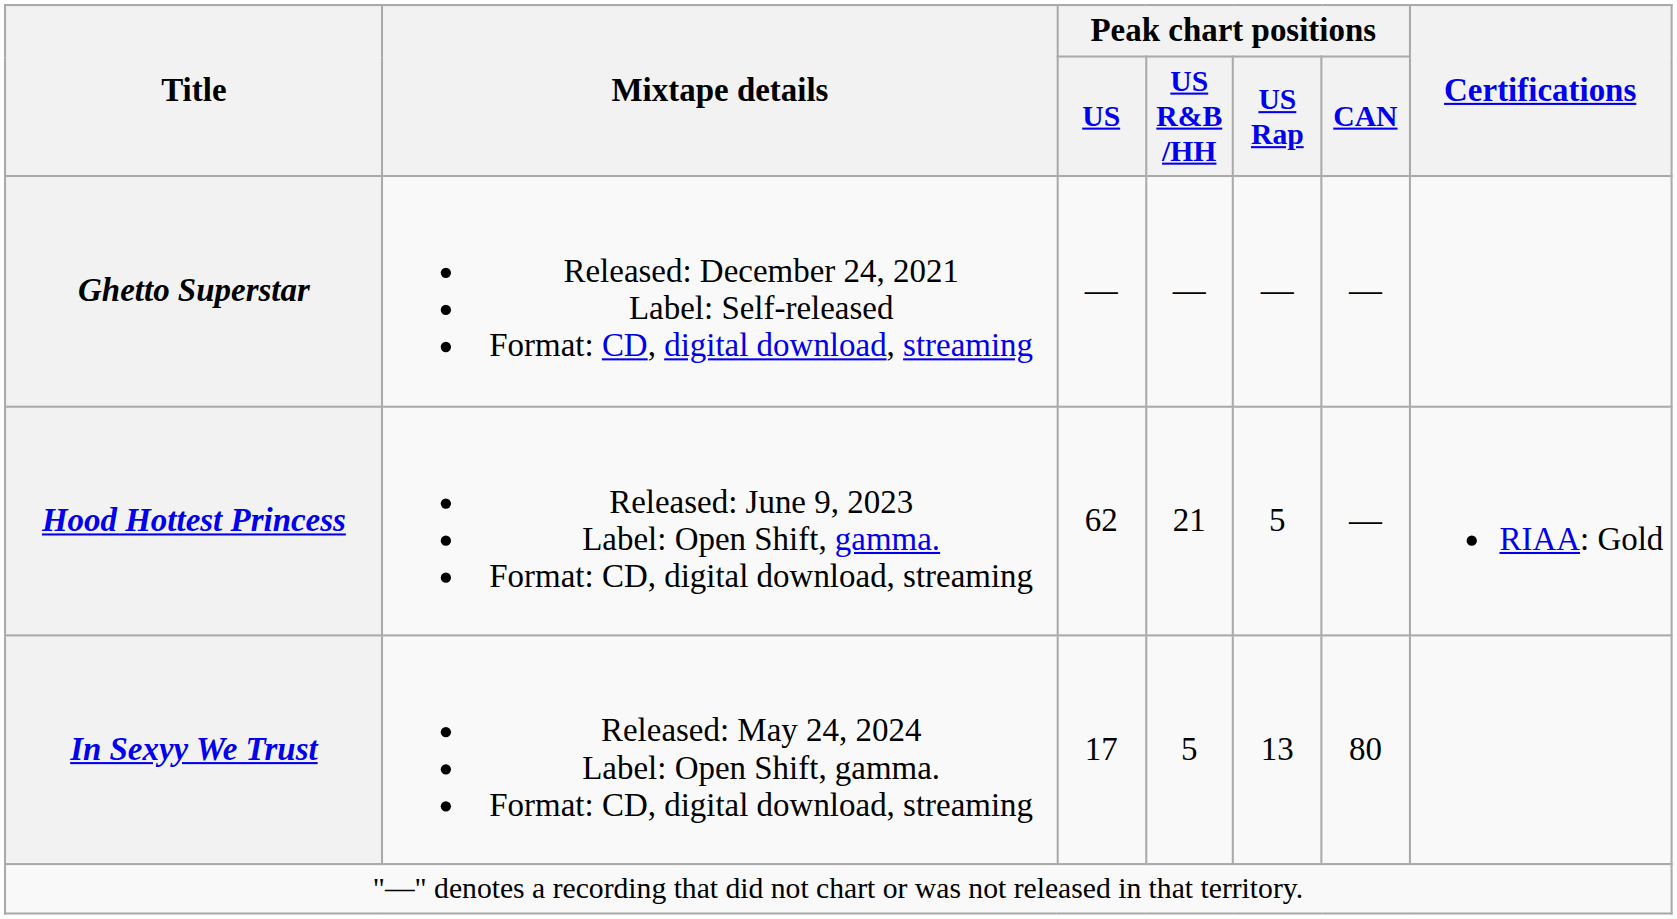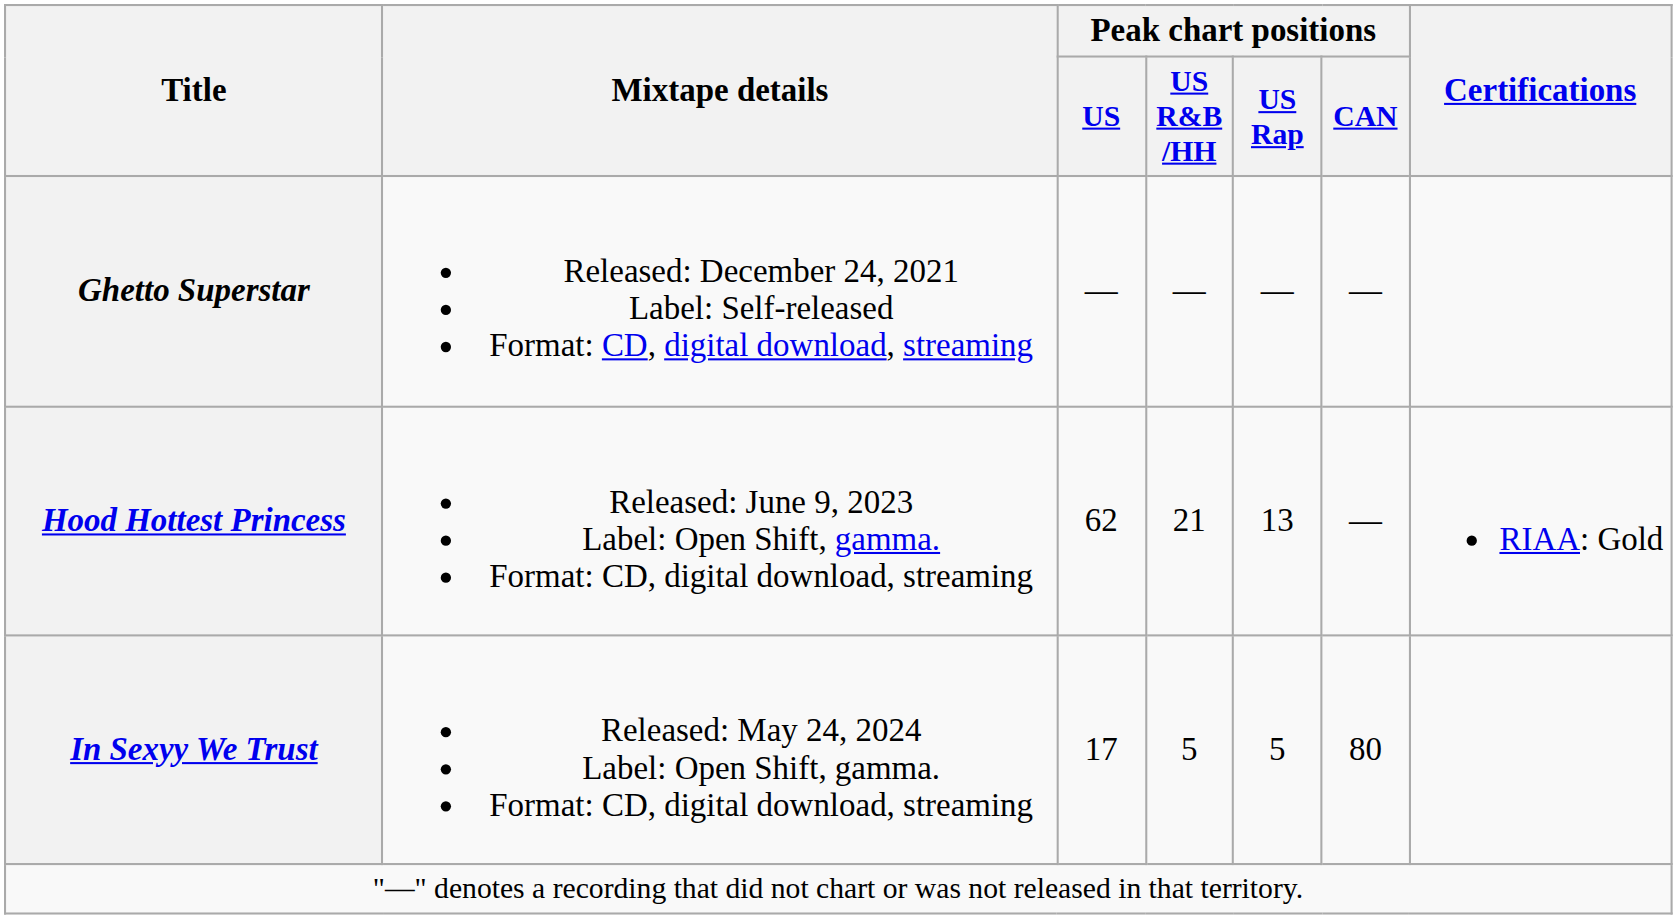(1277, 519) 5 -> (1277, 519) 13
(1277, 749) 13 -> (1277, 749) 5
